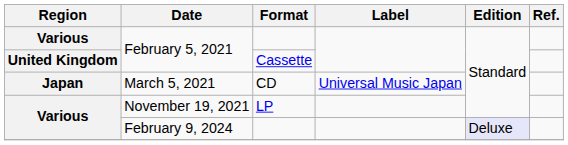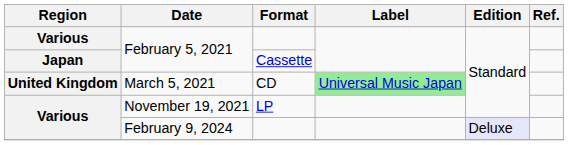(63, 60) United Kingdom -> (63, 60) Japan
(63, 83) Japan -> (63, 83) United Kingdom
(390, 83) no background -> (390, 83) lightgreen background
